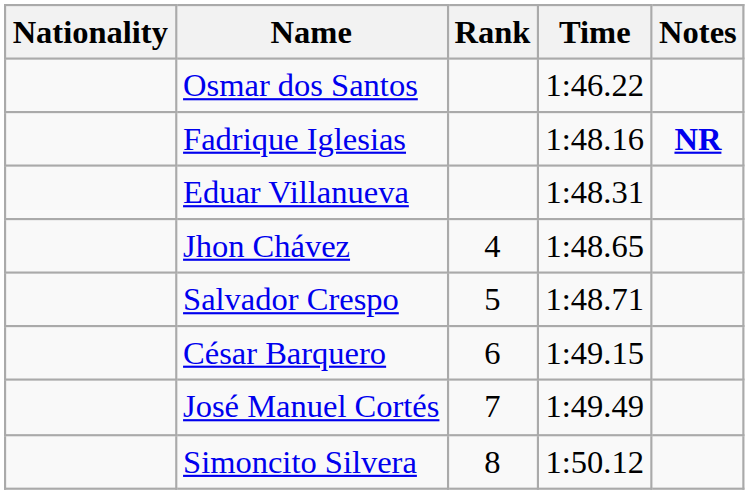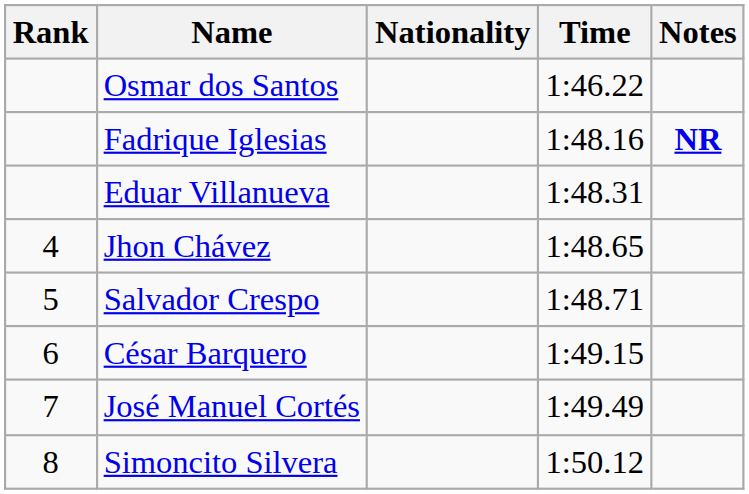columns swapped: (492, 31) <-> (90, 31)
